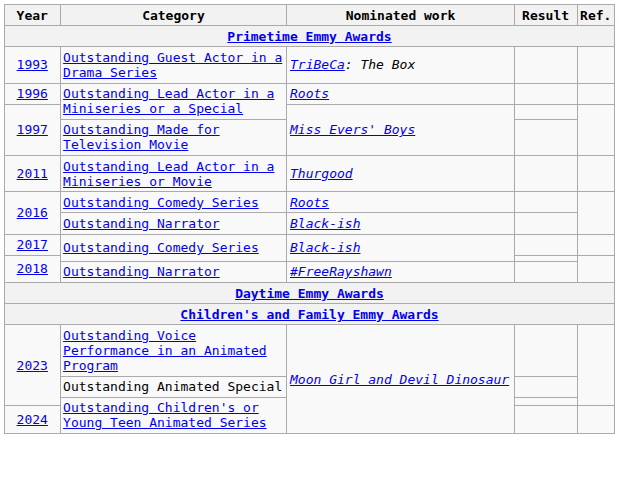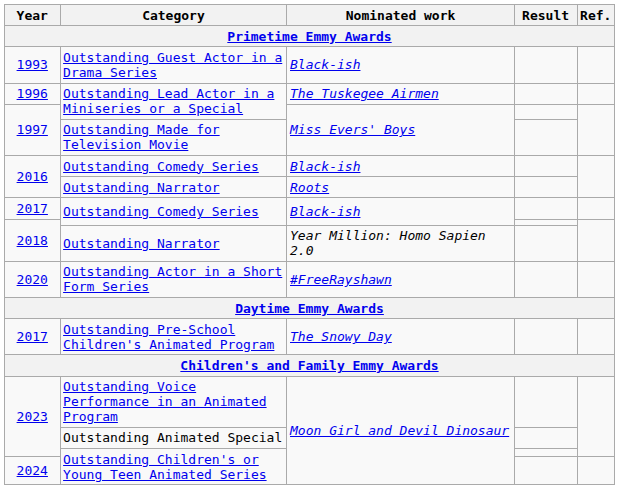(353, 65) TriBeCa: The Box -> (325, 65) Black-ish
(310, 94) Roots -> (364, 94) The Tuskegee Airmen
- row: (32, 174)
(310, 202) Roots -> (325, 166) Black-ish
(325, 223) Black-ish -> (310, 187) Roots
(341, 272) #FreeRayshawn -> (388, 243) Year Million: Homo Sapien 2.0
+ row: (32, 279)
+ row: (32, 337)
